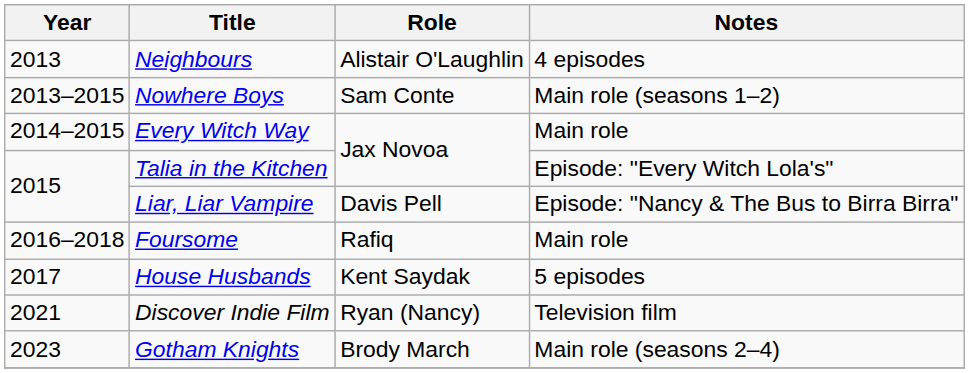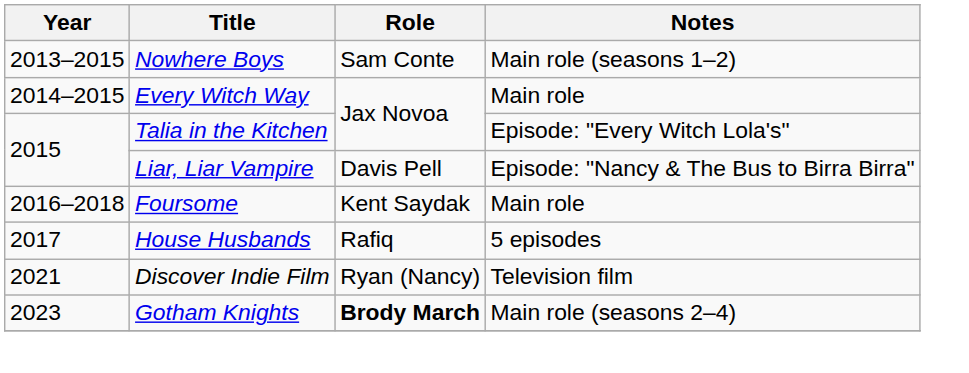- row: (194, 58)
(367, 240) Rafiq -> (405, 204) Kent Saydak
(405, 276) Kent Saydak -> (367, 240) Rafiq
(405, 349) normal -> (410, 312) bold
